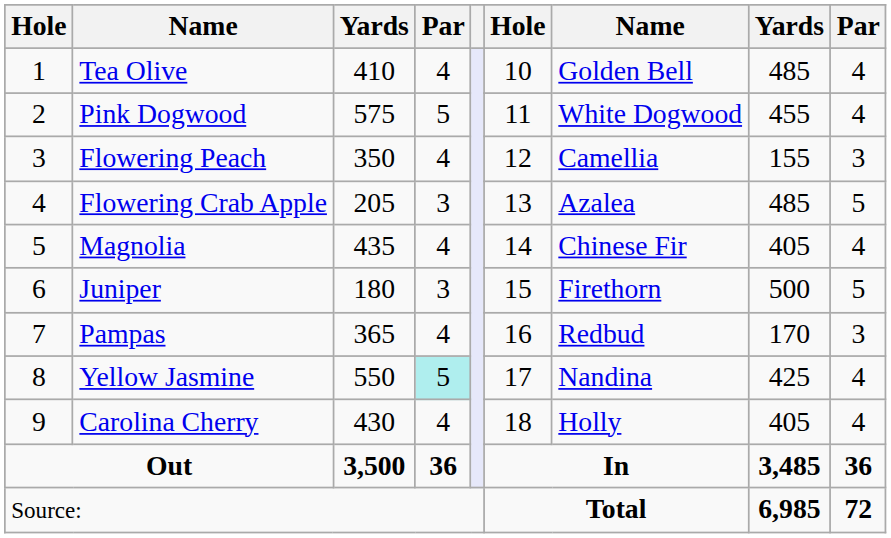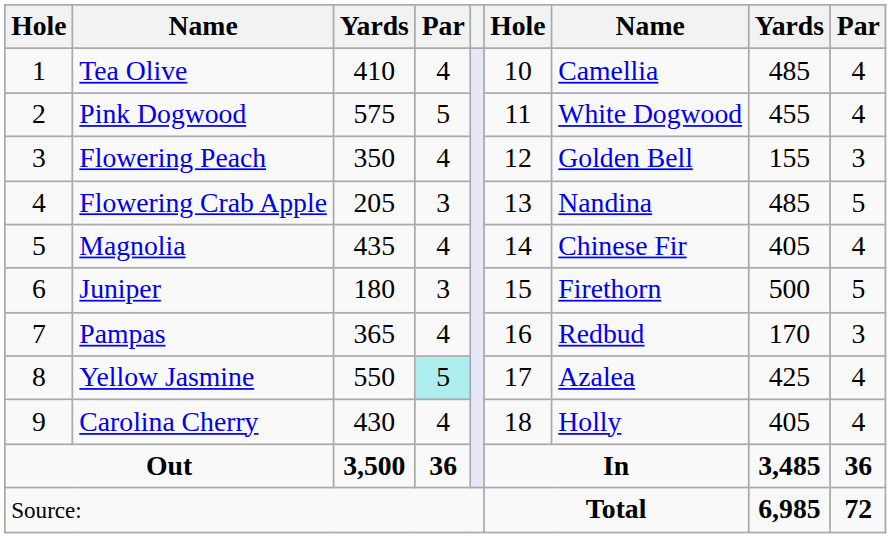(626, 70) Golden Bell -> (608, 70) Camellia
(608, 158) Camellia -> (626, 158) Golden Bell
(597, 202) Azalea -> (605, 202) Nandina
(605, 377) Nandina -> (597, 377) Azalea
